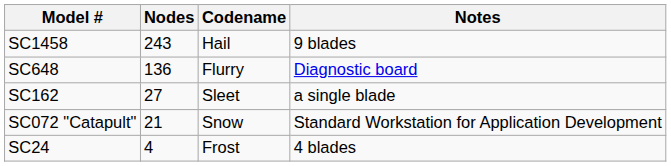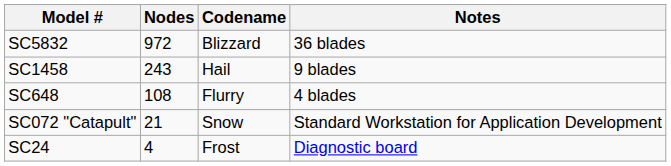+ row: (38, 43)
(158, 69) 136 -> (158, 95) 108
(356, 69) Diagnostic board -> (325, 95) 4 blades
- row: (34, 95)
(325, 148) 4 blades -> (356, 148) Diagnostic board
